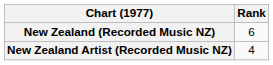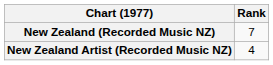(251, 32) 6 -> (251, 32) 7
